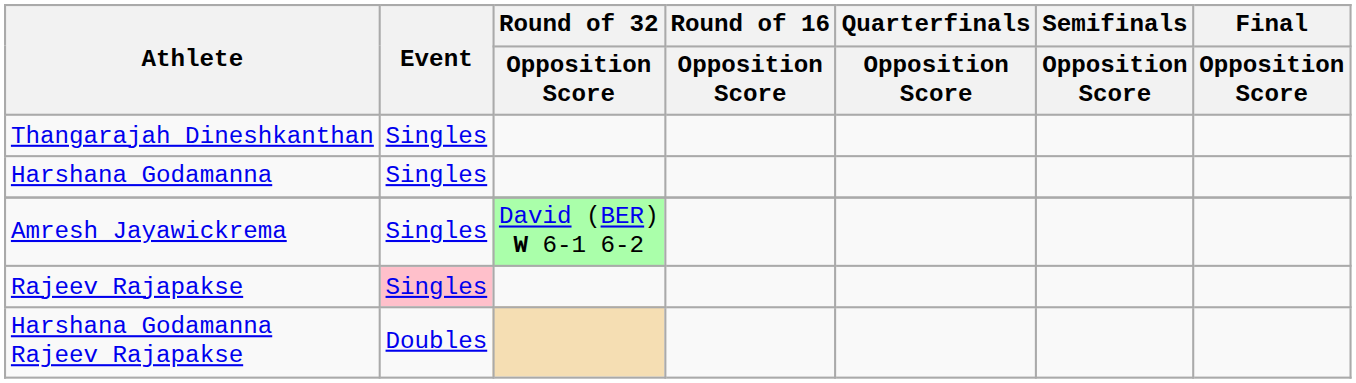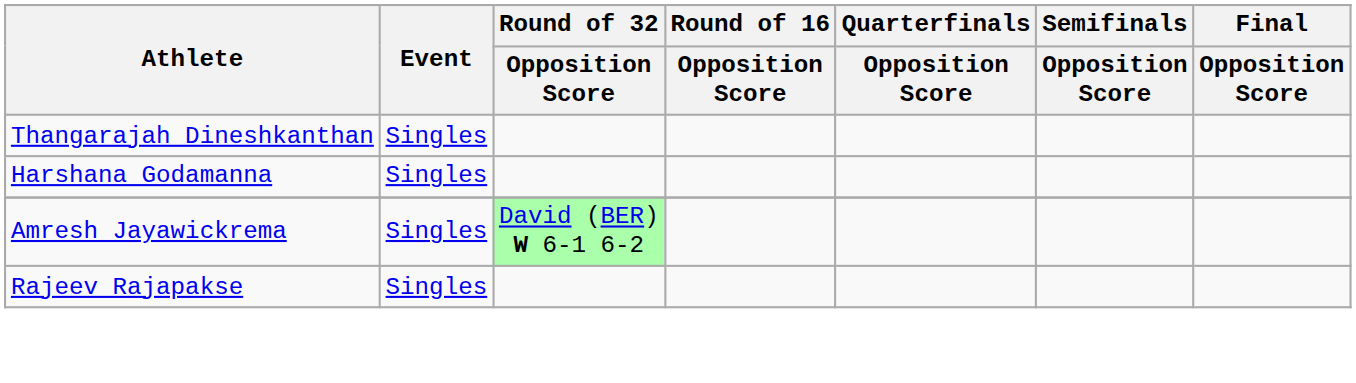(436, 286) pink background -> (436, 286) no background
- row: (142, 342)
